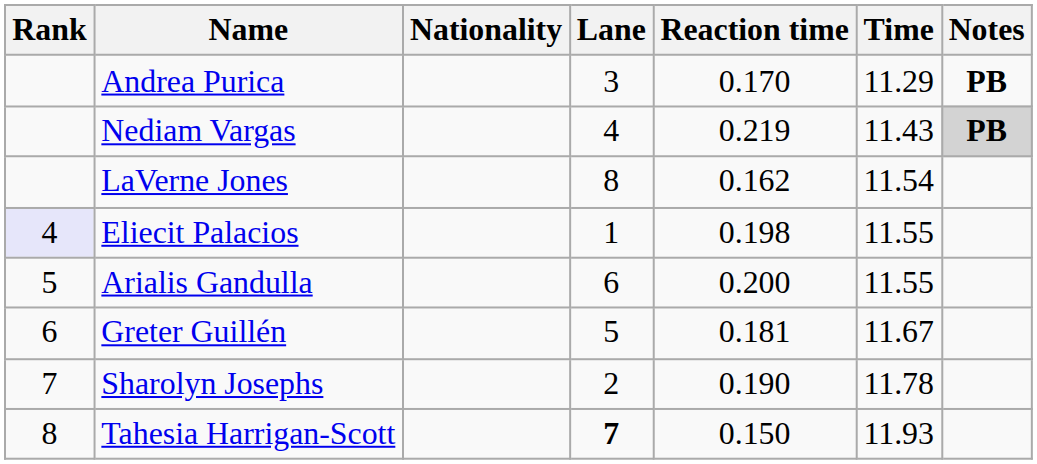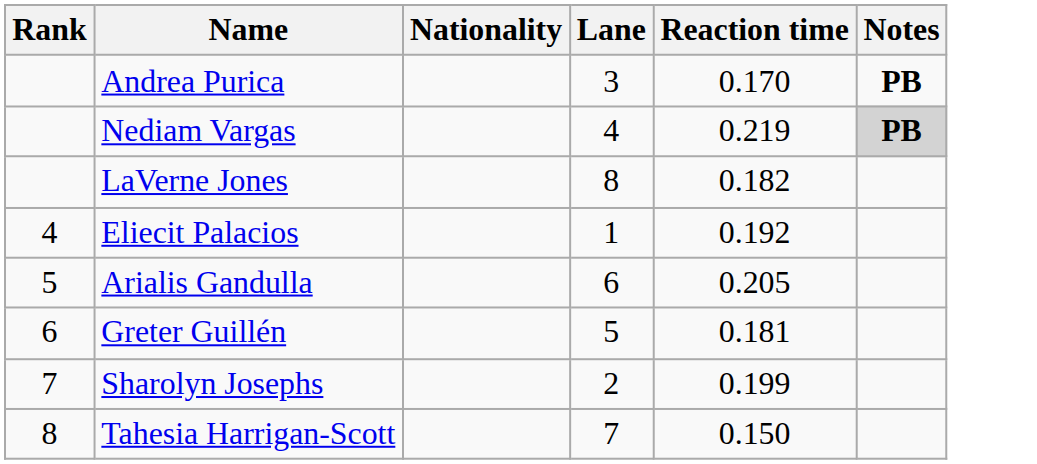- column: (899, 29)
(755, 181) 0.162 -> (755, 181) 0.182
(49, 231) lavender background -> (49, 231) no background
(755, 231) 0.198 -> (755, 231) 0.192
(755, 282) 0.200 -> (755, 282) 0.205
(755, 383) 0.190 -> (755, 383) 0.199
(611, 433) bold -> (611, 433) normal
